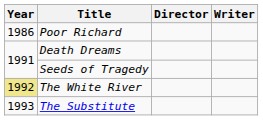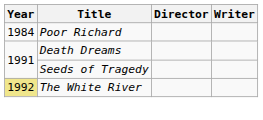(21, 32) 1986 -> (21, 32) 1984
- row: (87, 106)
